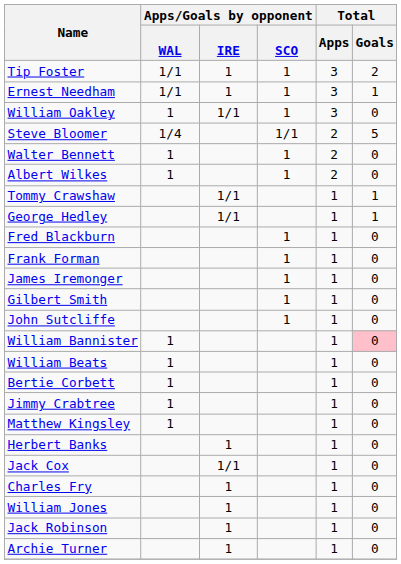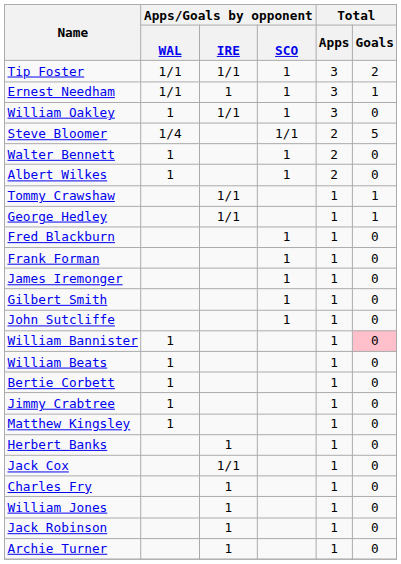(228, 71) 1 -> (228, 71) 1/1
